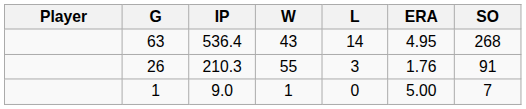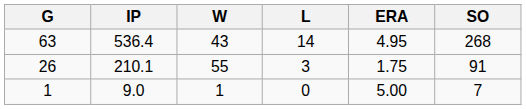- column: (63, 16)
(222, 66) 210.3 -> (134, 66) 210.1
(421, 66) 1.76 -> (392, 66) 1.75
